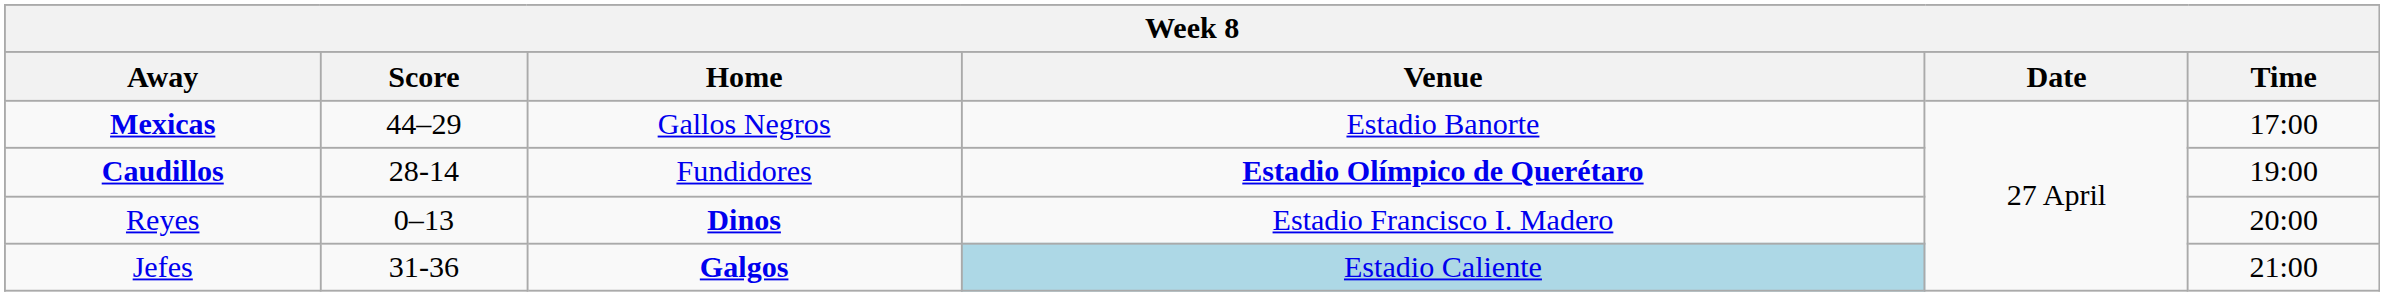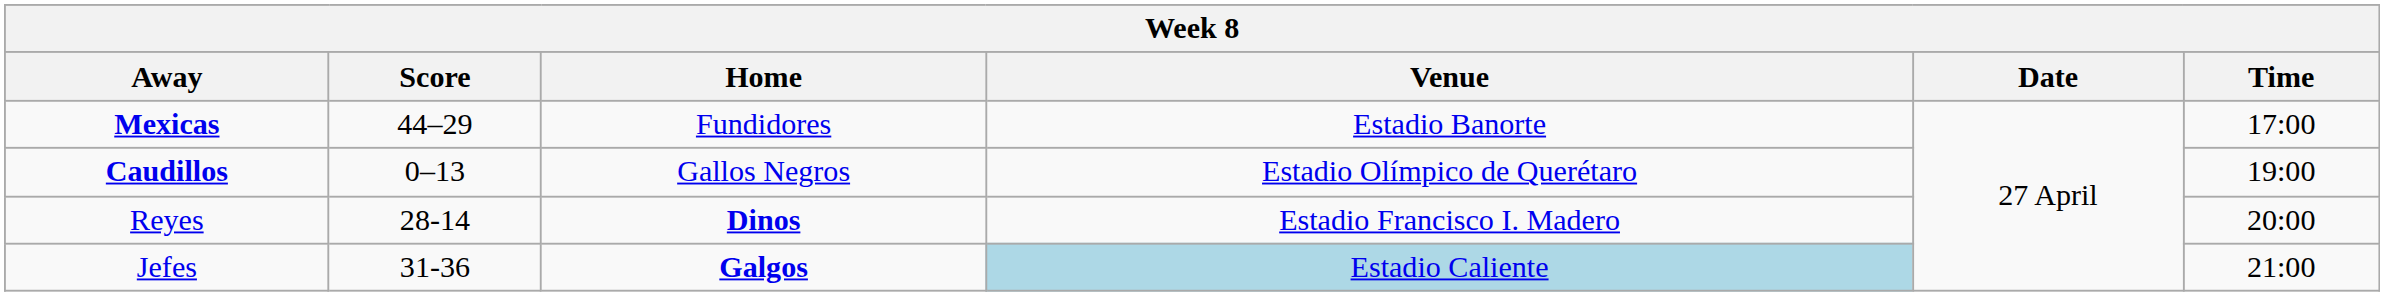(744, 123) Gallos Negros -> (764, 123) Fundidores
(424, 171) 28-14 -> (435, 171) 0–13
(744, 171) Fundidores -> (764, 171) Gallos Negros
(1443, 171) bold -> (1450, 171) normal
(424, 219) 0–13 -> (435, 219) 28-14
